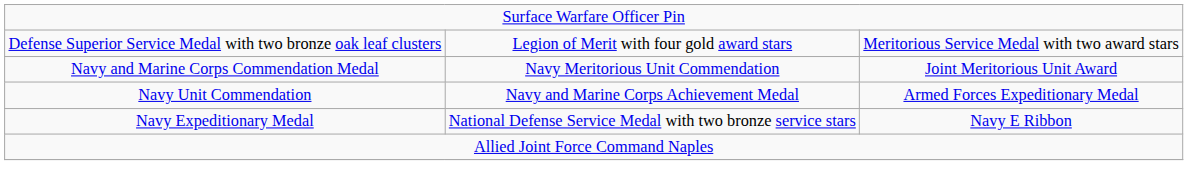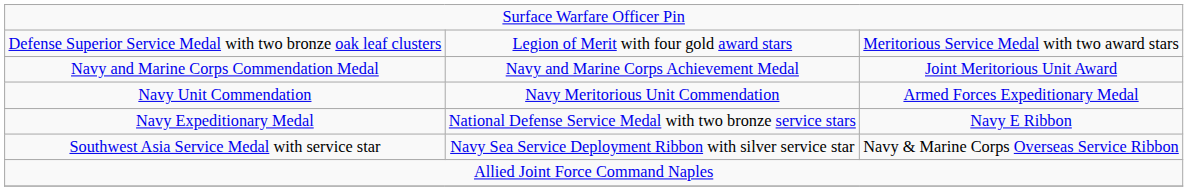(652, 69) Navy Meritorious Unit Commendation -> (652, 69) Navy and Marine Corps Achievement Medal
(652, 95) Navy and Marine Corps Achievement Medal -> (652, 95) Navy Meritorious Unit Commendation
+ row: (225, 146)
